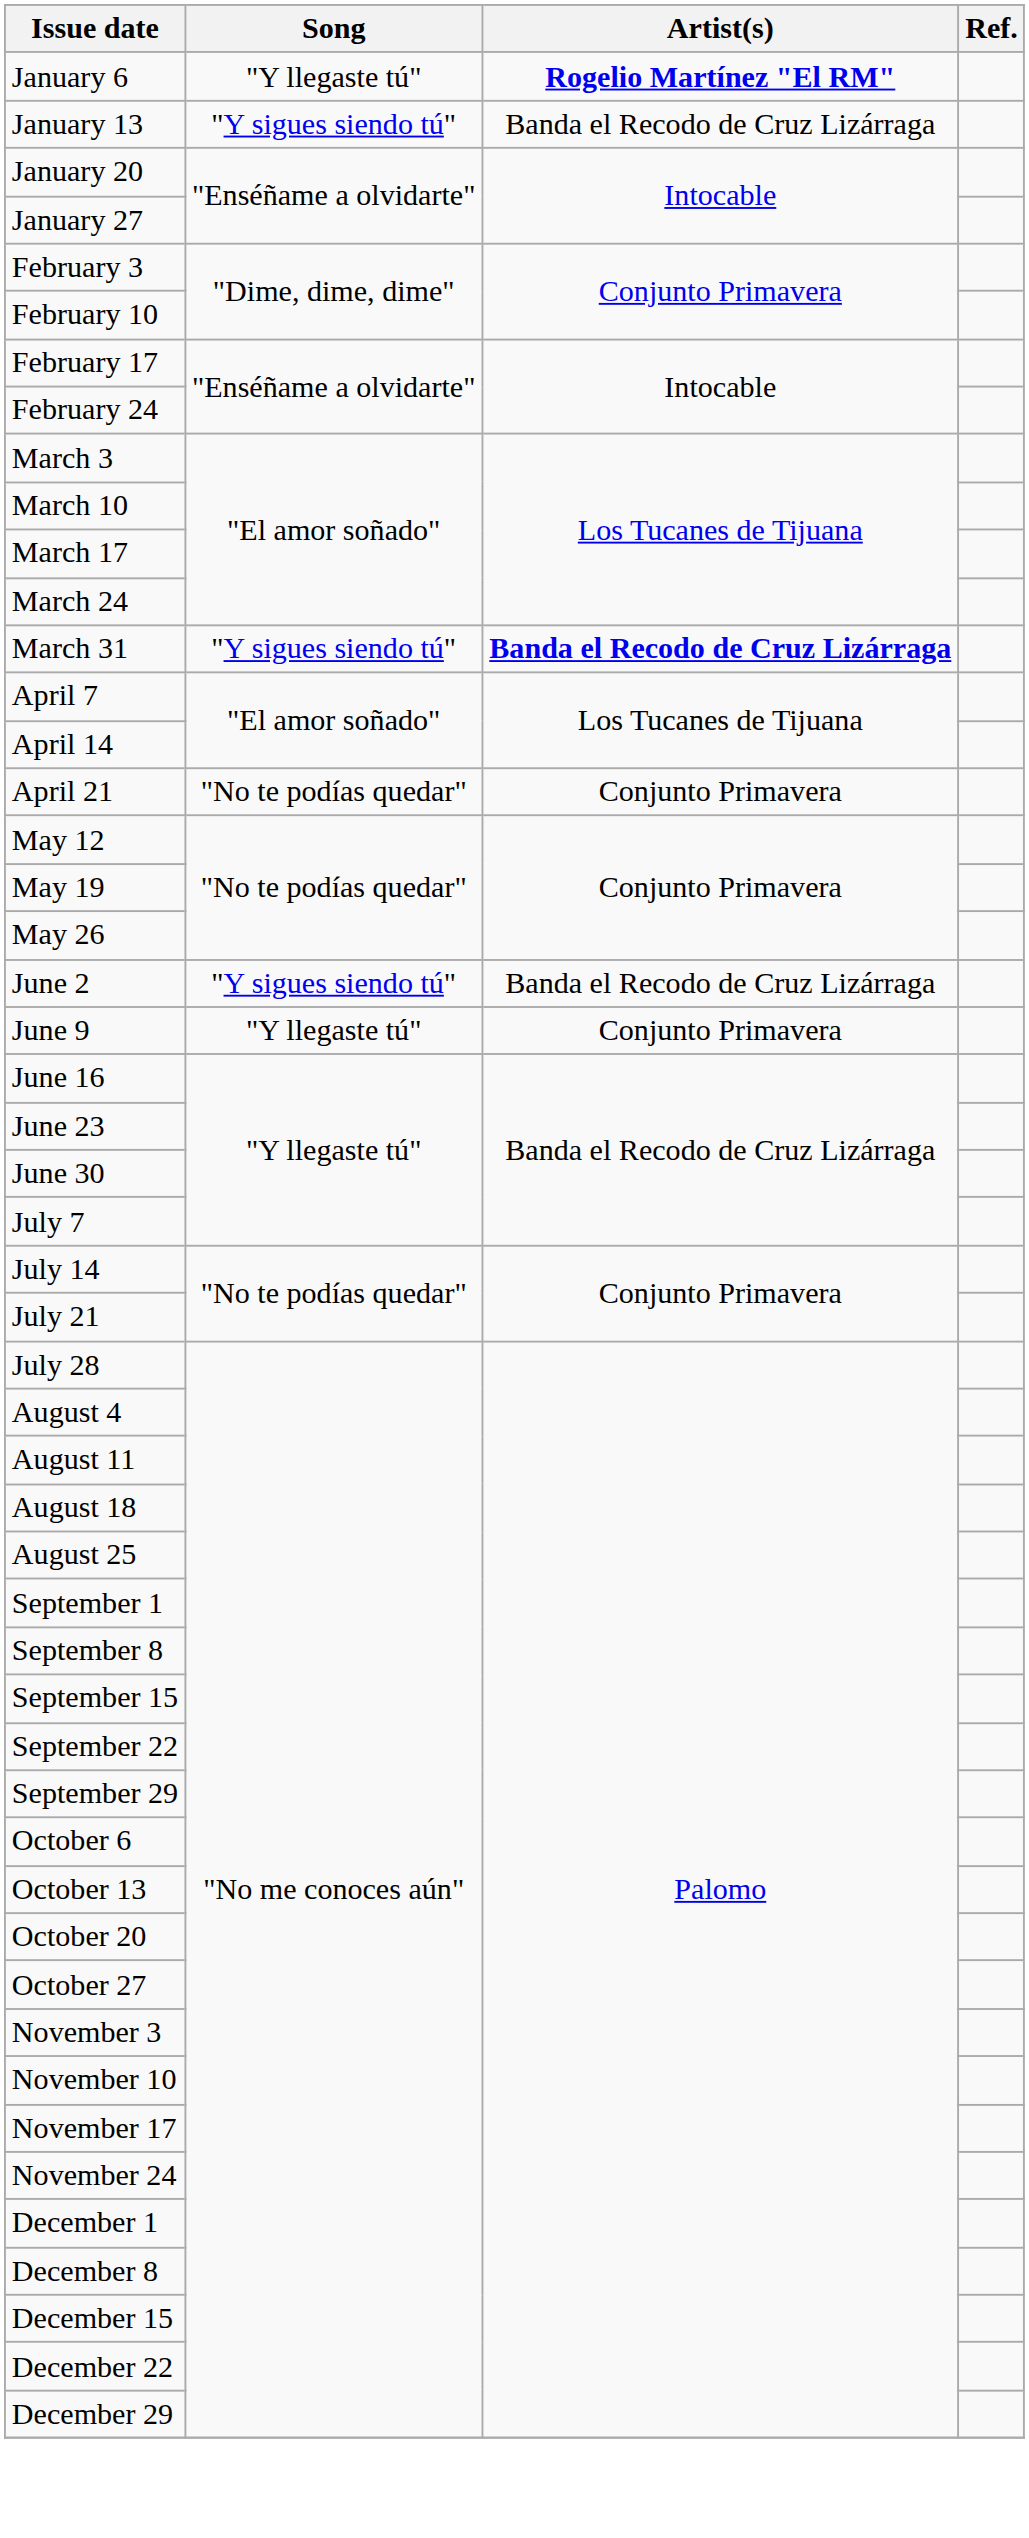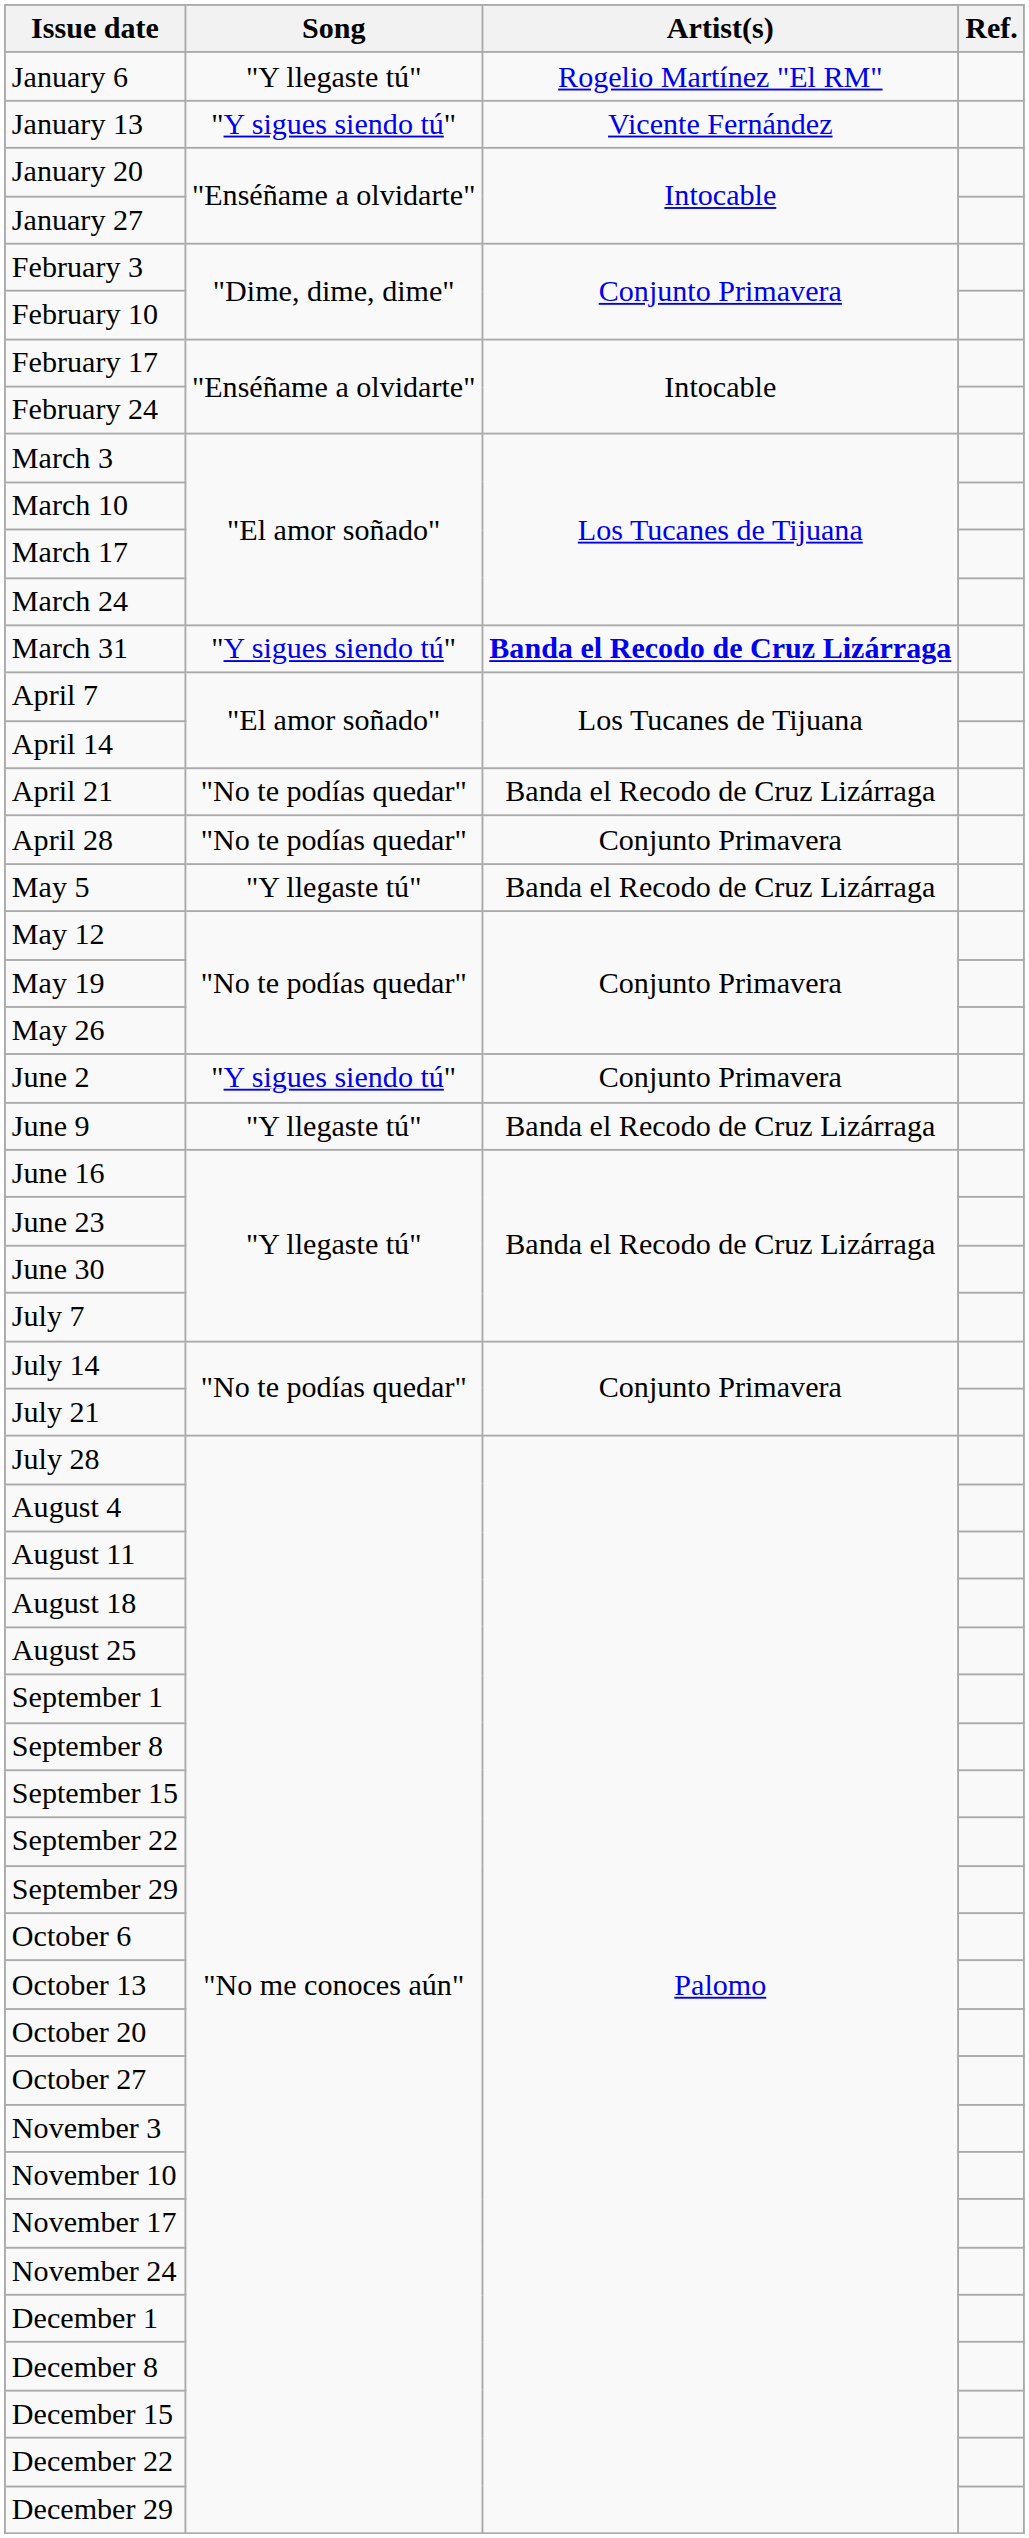(720, 76) bold -> (720, 76) normal
(720, 123) Banda el Recodo de Cruz Lizárraga -> (720, 123) Vicente Fernández
(720, 791) Conjunto Primavera -> (720, 791) Banda el Recodo de Cruz Lizárraga
+ row: (62, 839)
+ row: (51, 887)
(720, 982) Banda el Recodo de Cruz Lizárraga -> (720, 1077) Conjunto Primavera
(720, 1030) Conjunto Primavera -> (720, 1125) Banda el Recodo de Cruz Lizárraga
